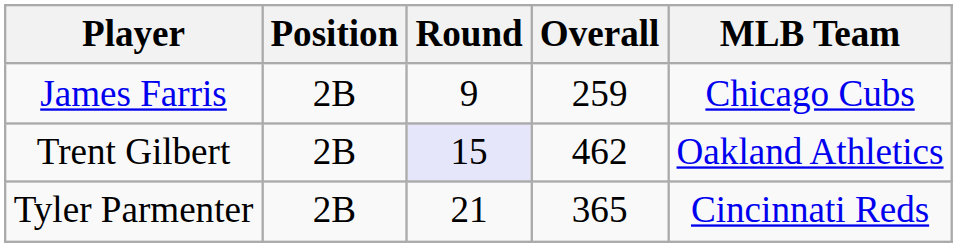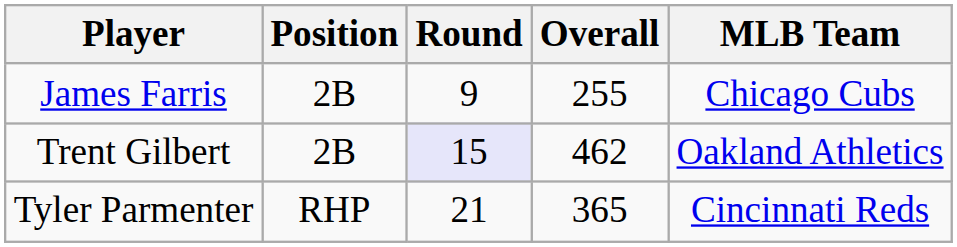(600, 92) 259 -> (600, 92) 255
(334, 210) 2B -> (334, 210) RHP
